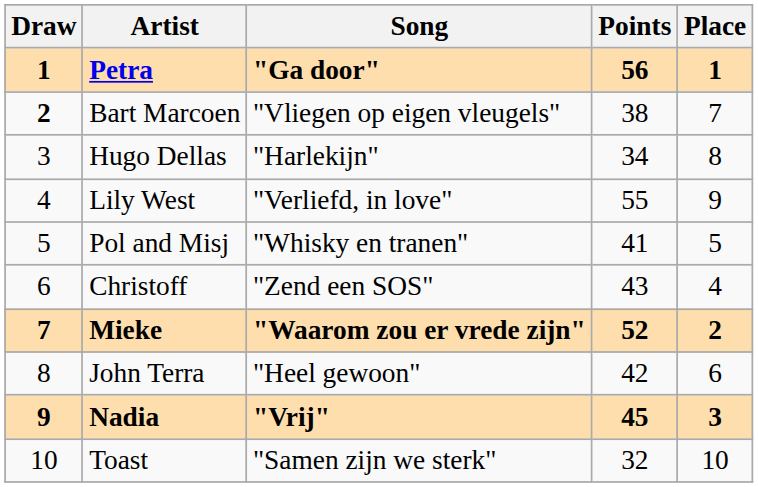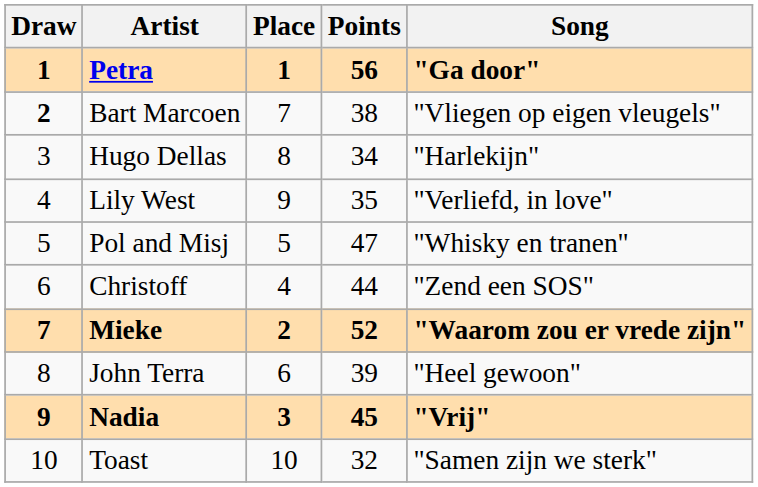columns swapped: (419, 26) <-> (715, 26)
(635, 199) 55 -> (364, 199) 35
(635, 243) 41 -> (364, 243) 47
(635, 286) 43 -> (364, 286) 44
(635, 373) 42 -> (364, 373) 39
